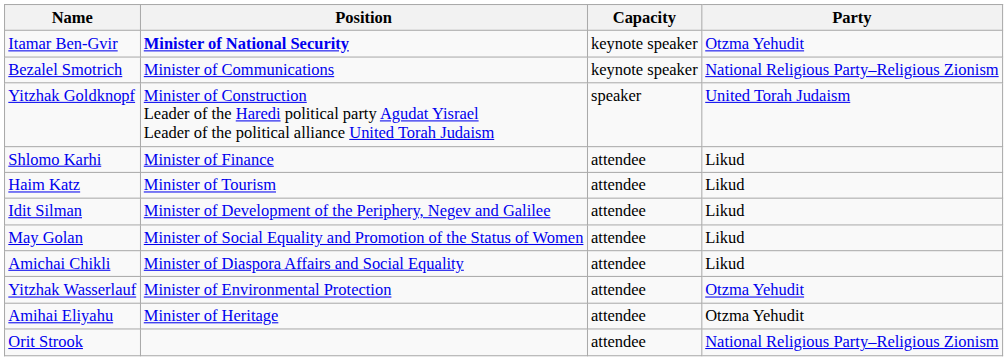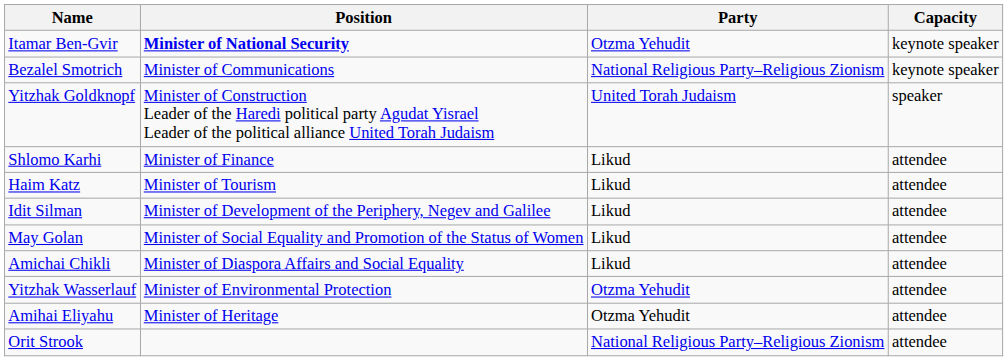columns swapped: (852, 17) <-> (644, 17)
